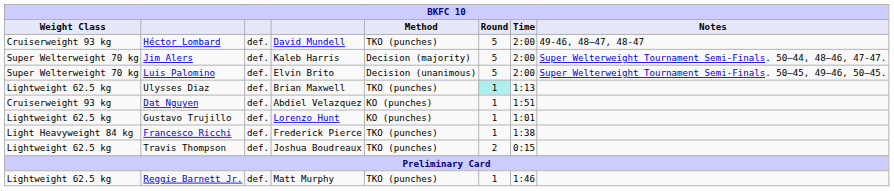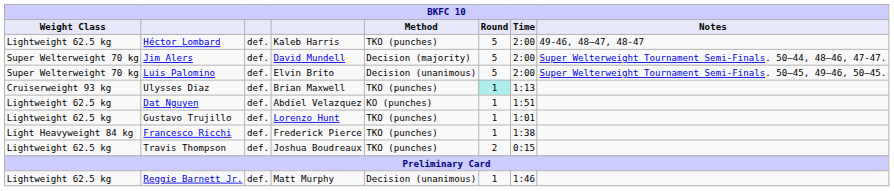(59, 43) Cruiserweight 93 kg -> (59, 43) Lightweight 62.5 kg
(309, 43) David Mundell -> (307, 43) Kaleb Harris
(307, 58) Kaleb Harris -> (309, 58) David Mundell
(59, 88) Lightweight 62.5 kg -> (59, 88) Cruiserweight 93 kg
(59, 103) Cruiserweight 93 kg -> (59, 103) Lightweight 62.5 kg
(399, 118) KO (punches) -> (402, 118) TKO (punches)
(402, 178) TKO (punches) -> (421, 178) Decision (unanimous)
